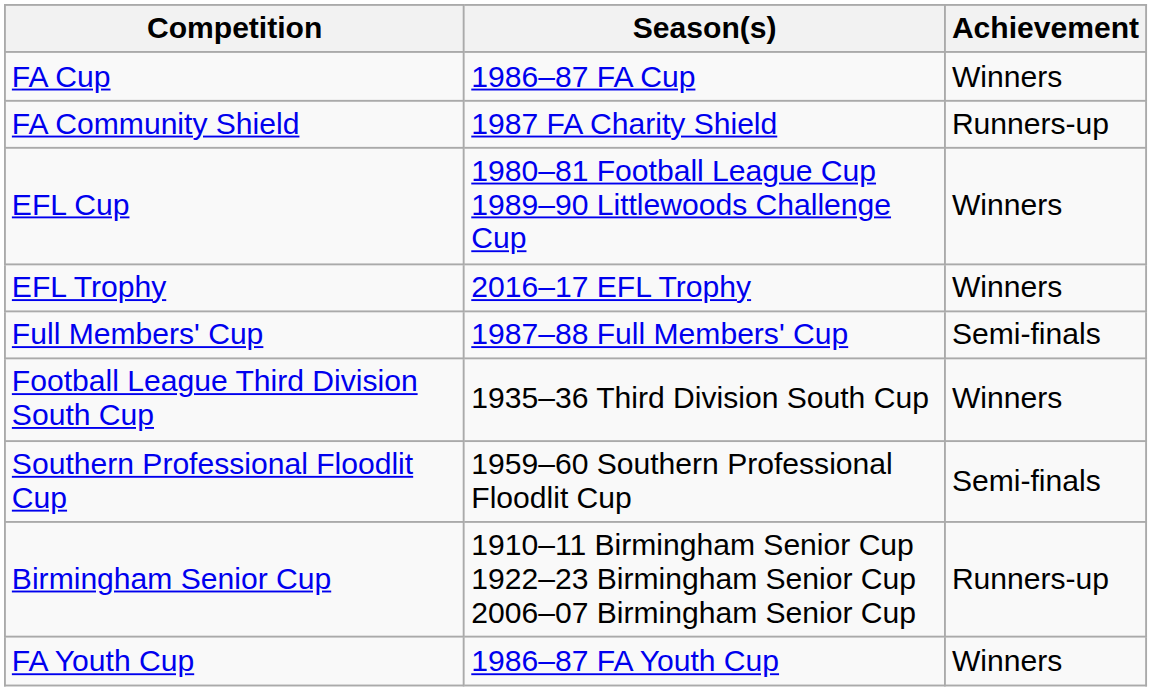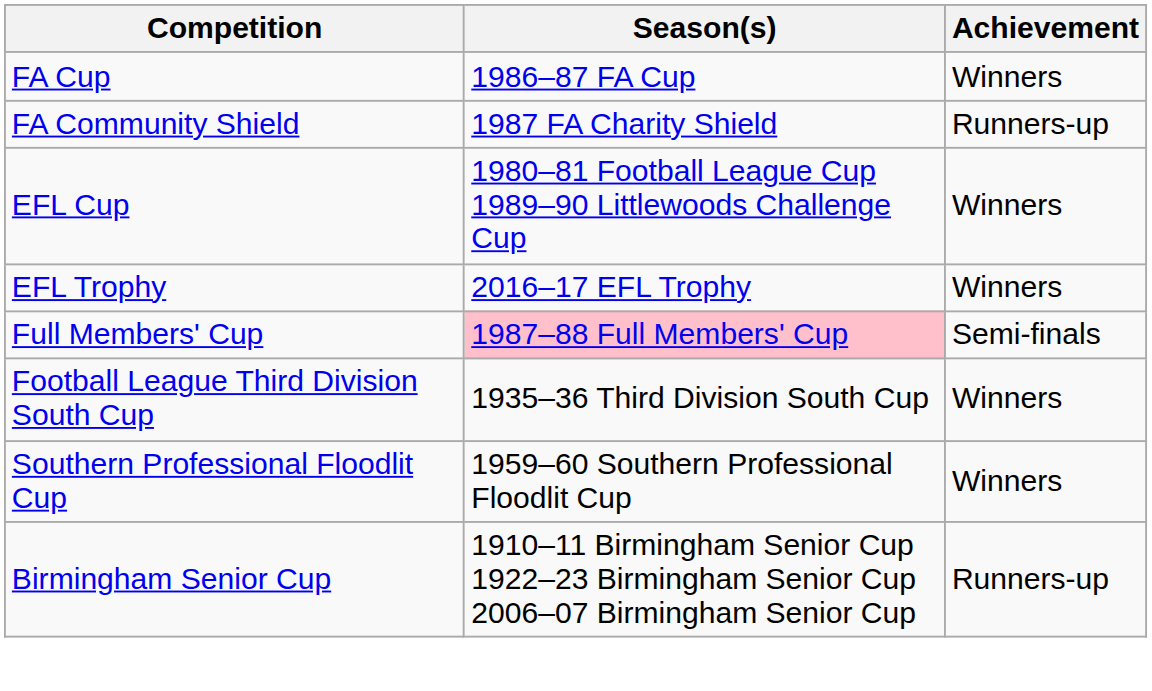(660, 334) no background -> (660, 334) pink background
(1026, 480) Semi-finals -> (1007, 480) Winners
- row: (103, 660)
